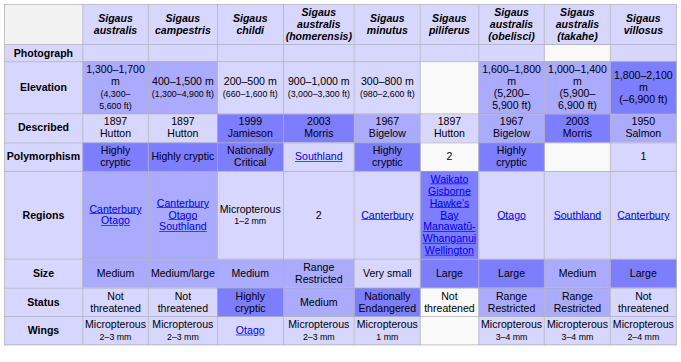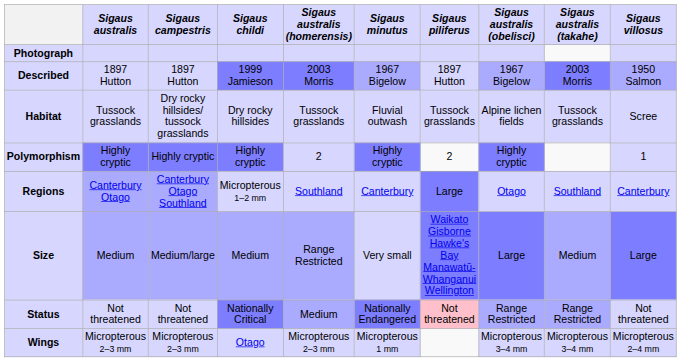- row: (43, 87)
+ row: (43, 116)
(250, 157) Nationally Critical -> (250, 157) Highly cryptic
(319, 157) Southland -> (319, 157) 2
(319, 215) 2 -> (319, 191) Southland
(449, 215) Waikato Gisborne Hawke's Bay Manawatū-Whanganui Wellington -> (449, 191) Large
(449, 273) Large -> (449, 255) Waikato Gisborne Hawke's Bay Manawatū-Whanganui Wellington
(250, 302) Highly cryptic -> (250, 314) Nationally Critical
(449, 302) no background -> (449, 314) pink background
